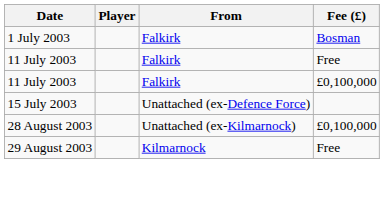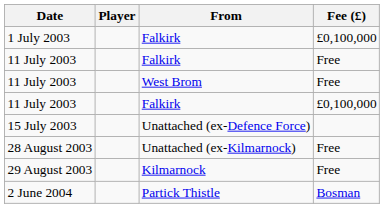(338, 37) Bosman -> (346, 37) £0,100,000
+ row: (42, 81)
(346, 125) £0,100,000 -> (328, 148) Free
+ row: (40, 192)
